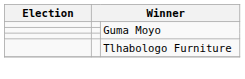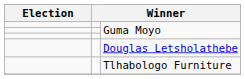+ row: (48, 48)
